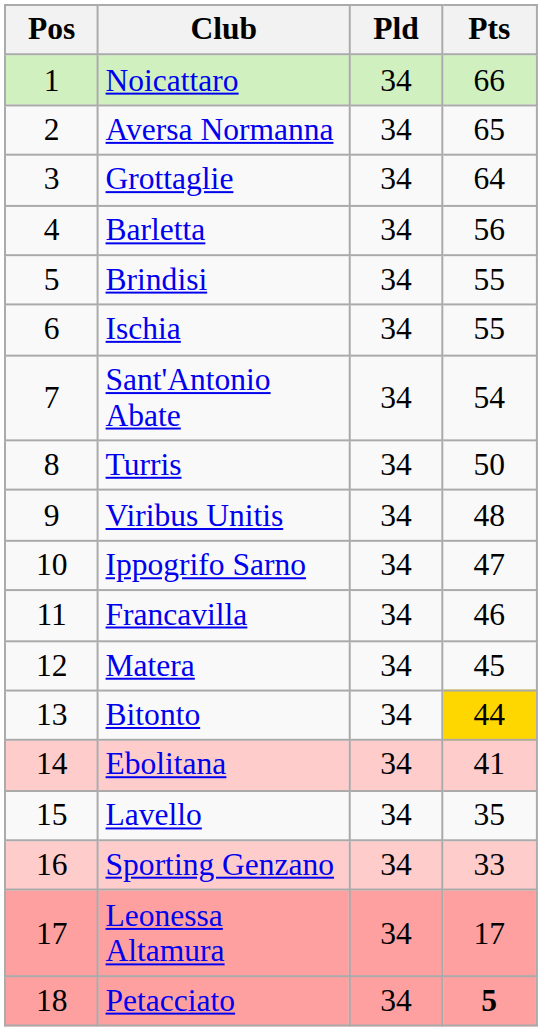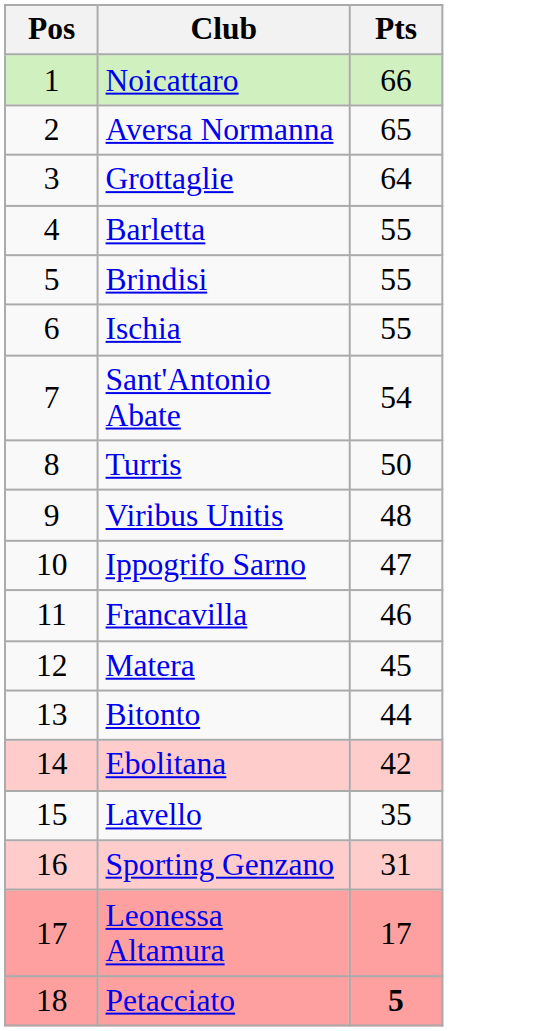- column: (396, 29)
(489, 229) 56 -> (396, 229) 55
(489, 714) gold background -> (396, 714) no background
(489, 764) 41 -> (396, 764) 42
(489, 864) 33 -> (396, 864) 31
